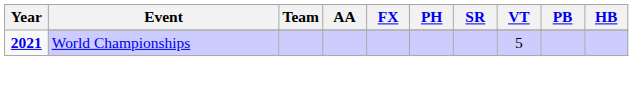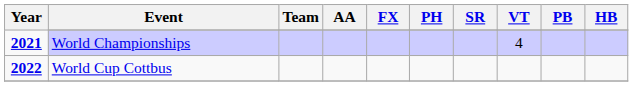(519, 43) 5 -> (519, 43) 4
+ row: (26, 68)
